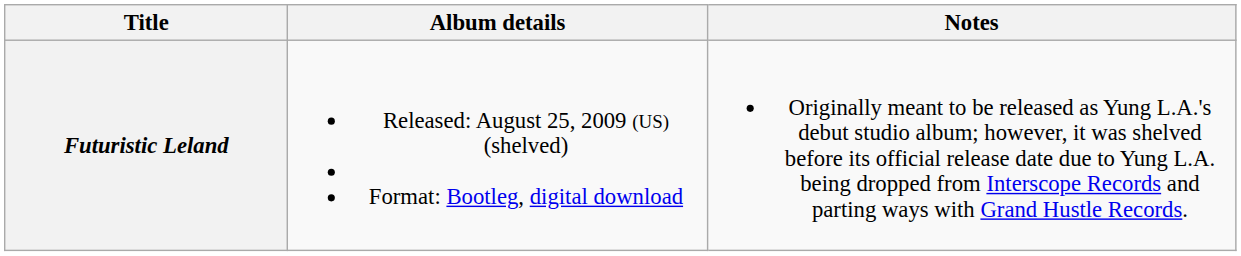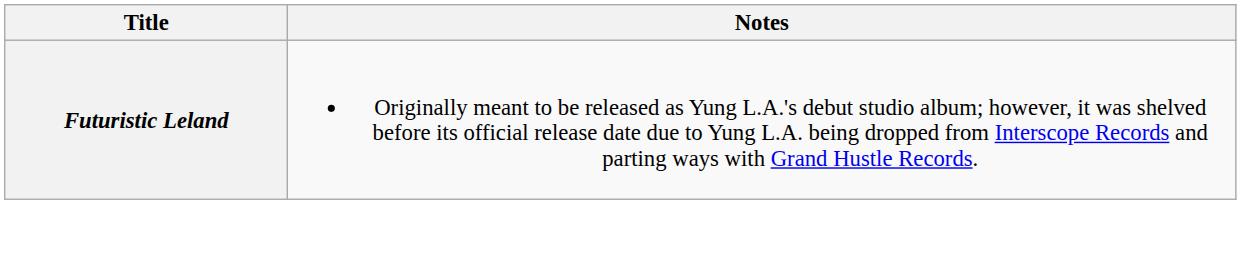- column: (498, 22)
